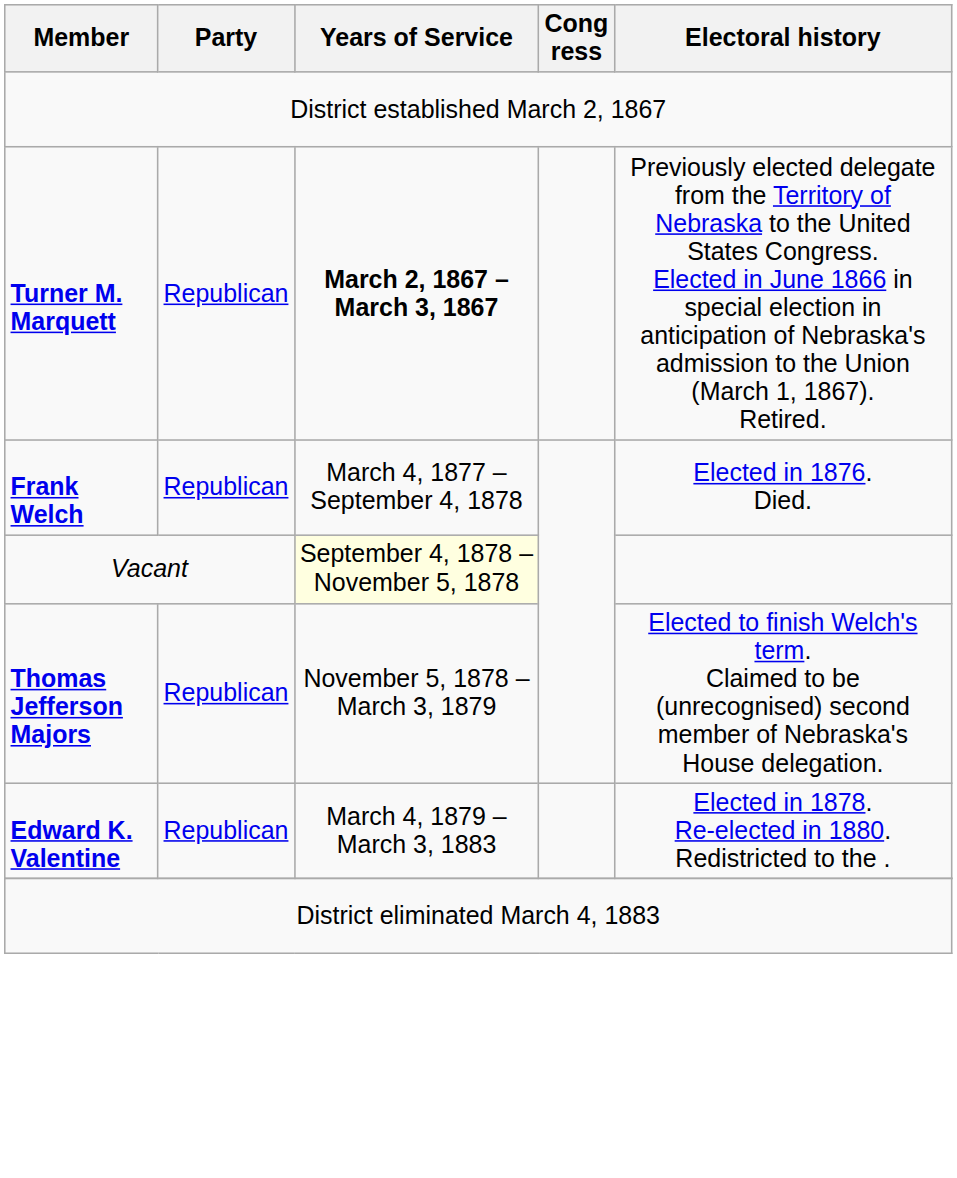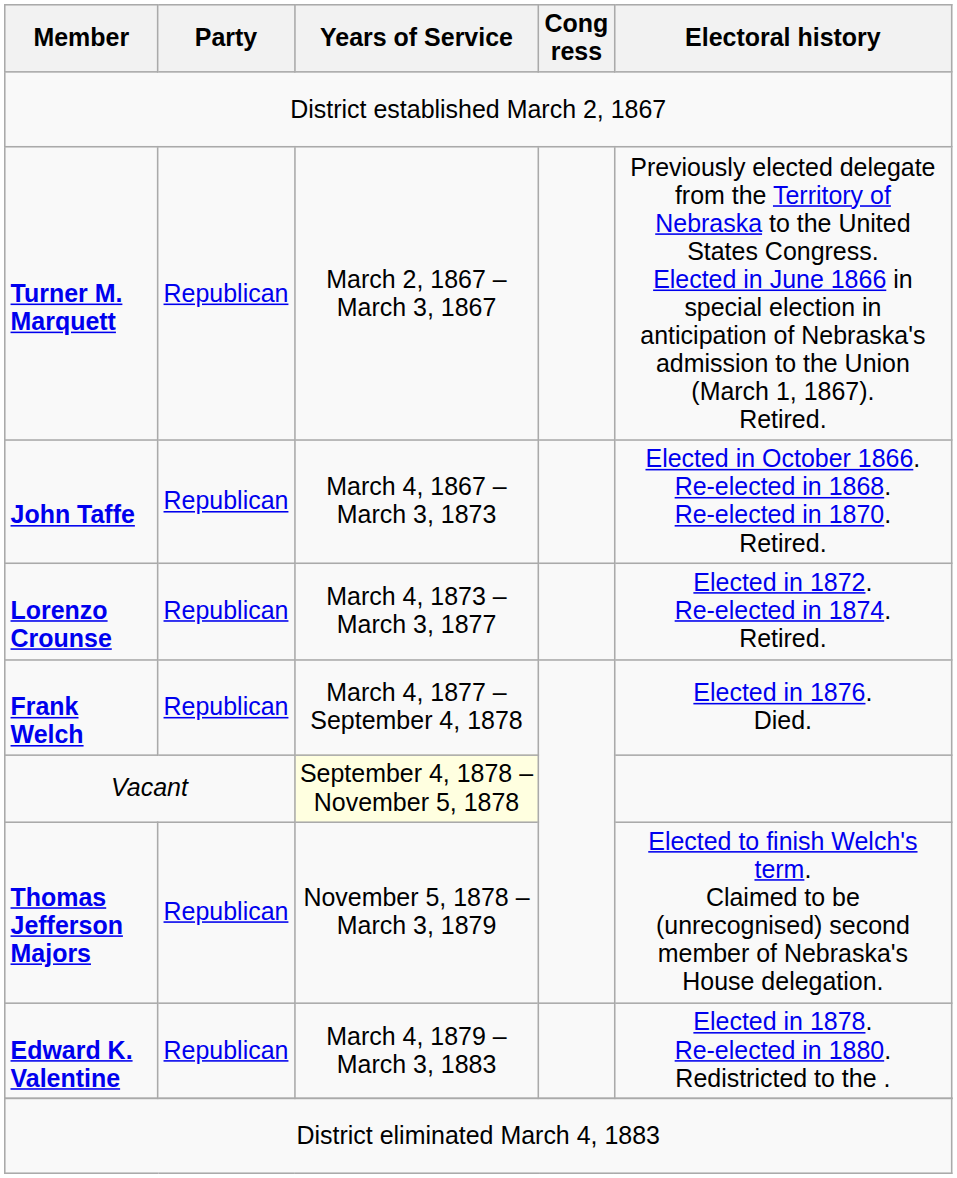(416, 293) bold -> (416, 293) normal
+ row: (73, 515)
+ row: (61, 625)
